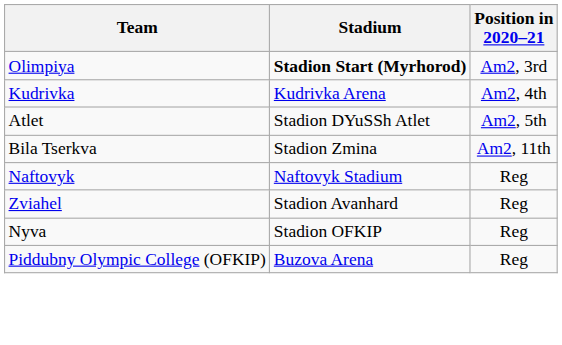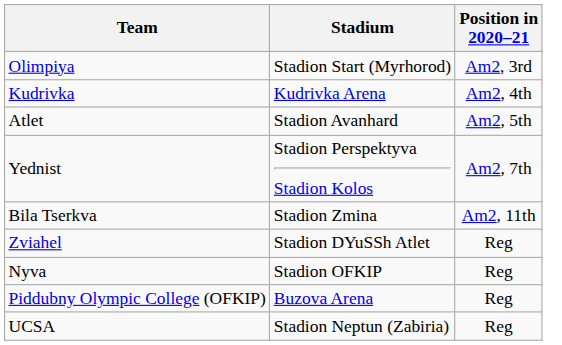(370, 65) bold -> (362, 65) normal
(352, 120) Stadion DYuSSh Atlet -> (336, 120) Stadion Avanhard
+ row: (35, 168)
- row: (42, 176)
(336, 203) Stadion Avanhard -> (352, 243) Stadion DYuSSh Atlet
+ row: (32, 326)
